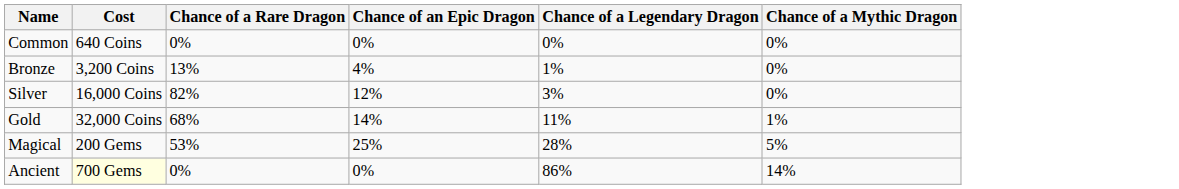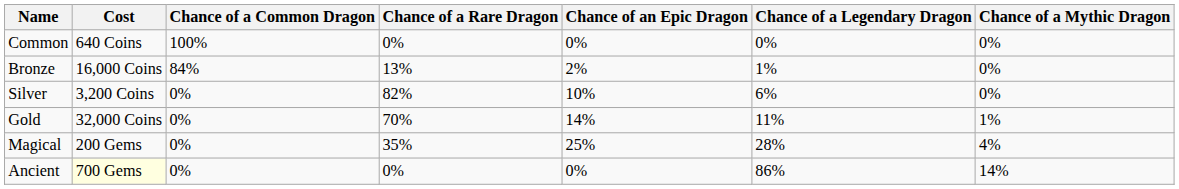+ column: (272, 17)
(115, 68) 3,200 Coins -> (119, 68) 16,000 Coins
(363, 68) 4% -> (576, 68) 2%
(119, 94) 16,000 Coins -> (115, 94) 3,200 Coins
(367, 94) 12% -> (580, 94) 10%
(553, 94) 3% -> (766, 94) 6%
(184, 119) 68% -> (397, 119) 70%
(184, 145) 53% -> (397, 145) 35%
(777, 145) 5% -> (990, 145) 4%
